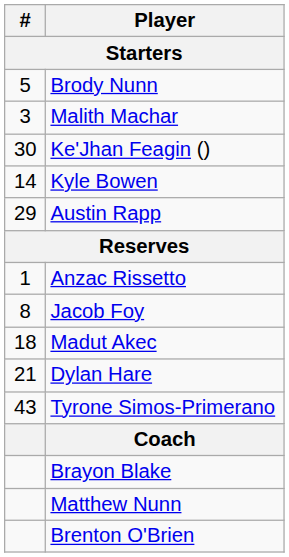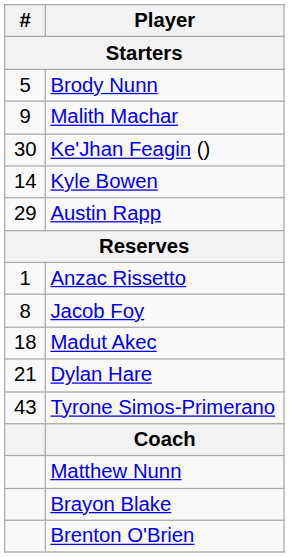(25, 117) 3 -> (25, 117) 9
rows swapped: (116, 504) <-> (111, 471)
